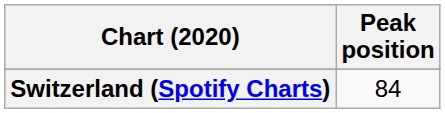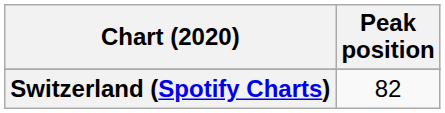(388, 88) 84 -> (388, 88) 82
